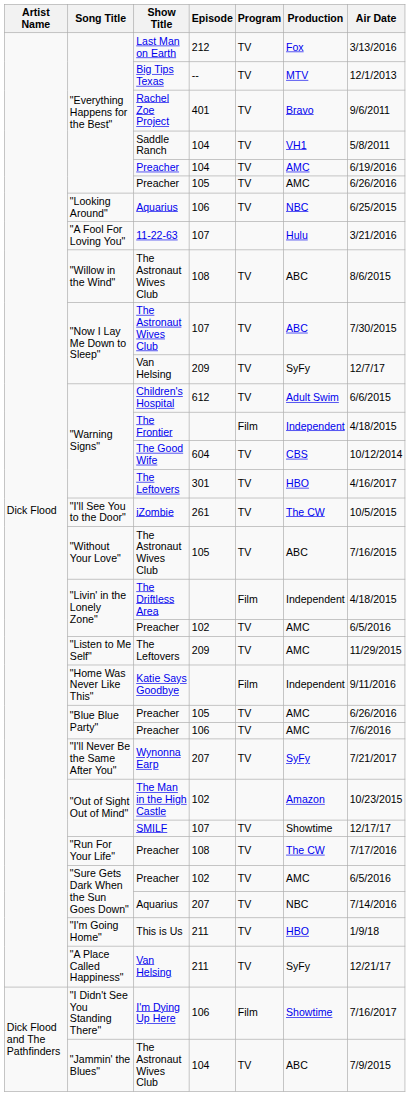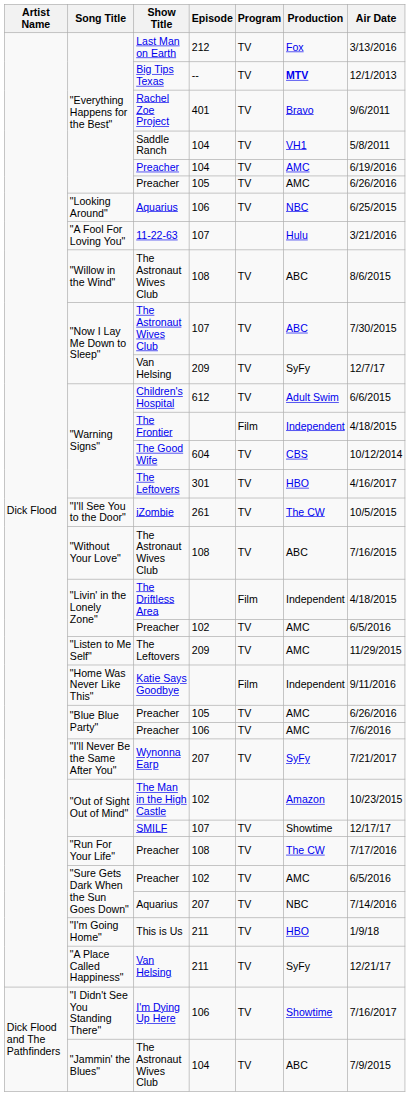(297, 76) normal -> (297, 76) bold
(201, 553) 105 -> (201, 553) 108
(248, 1013) Film -> (245, 1013) TV
